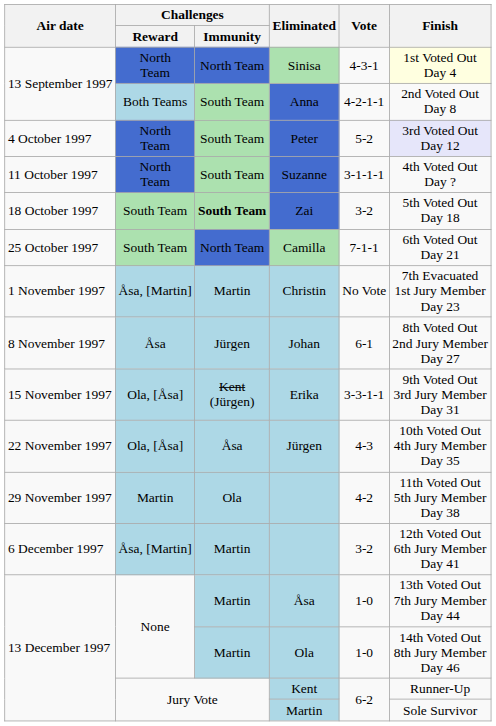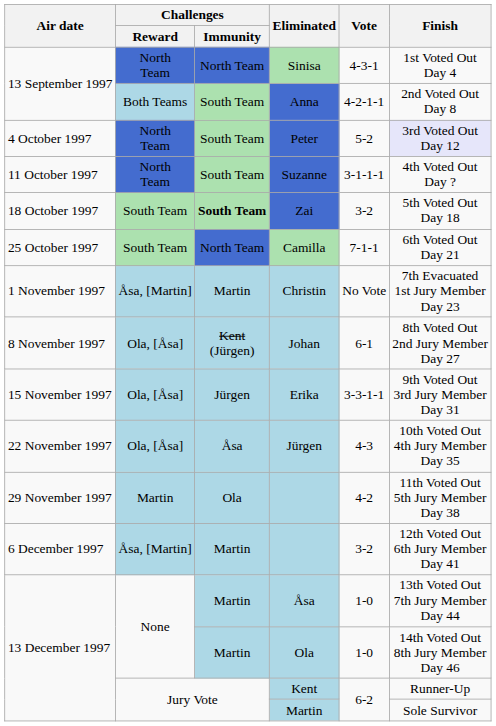(440, 65) lightyellow background -> (440, 65) no background
(155, 343) Åsa -> (155, 343) Ola, [Åsa]
(232, 343) Jürgen -> (232, 343) Kent (Jürgen)
(232, 394) Kent (Jürgen) -> (232, 394) Jürgen
